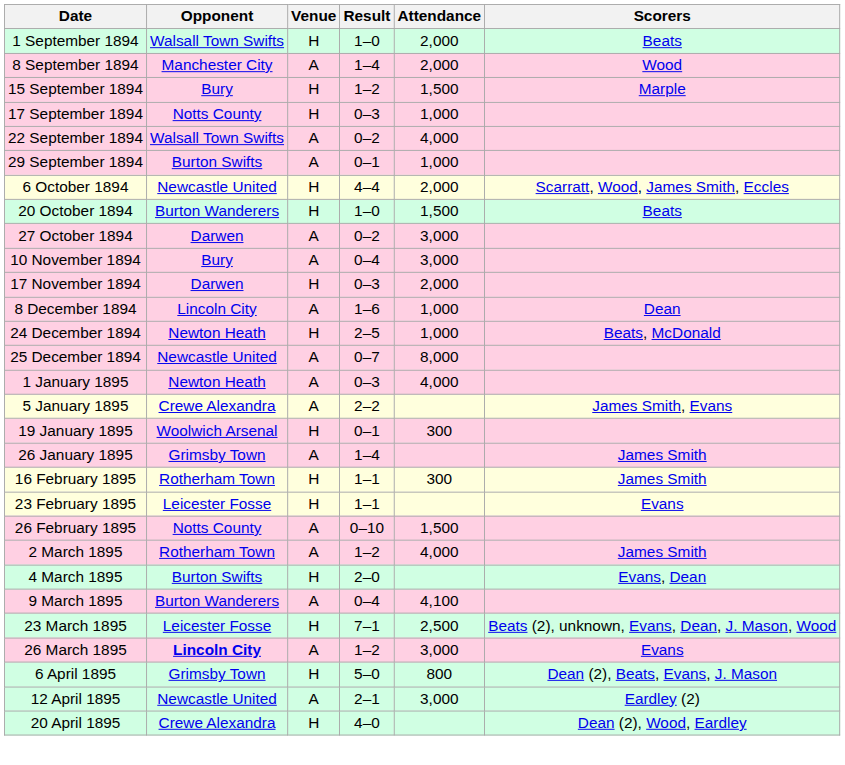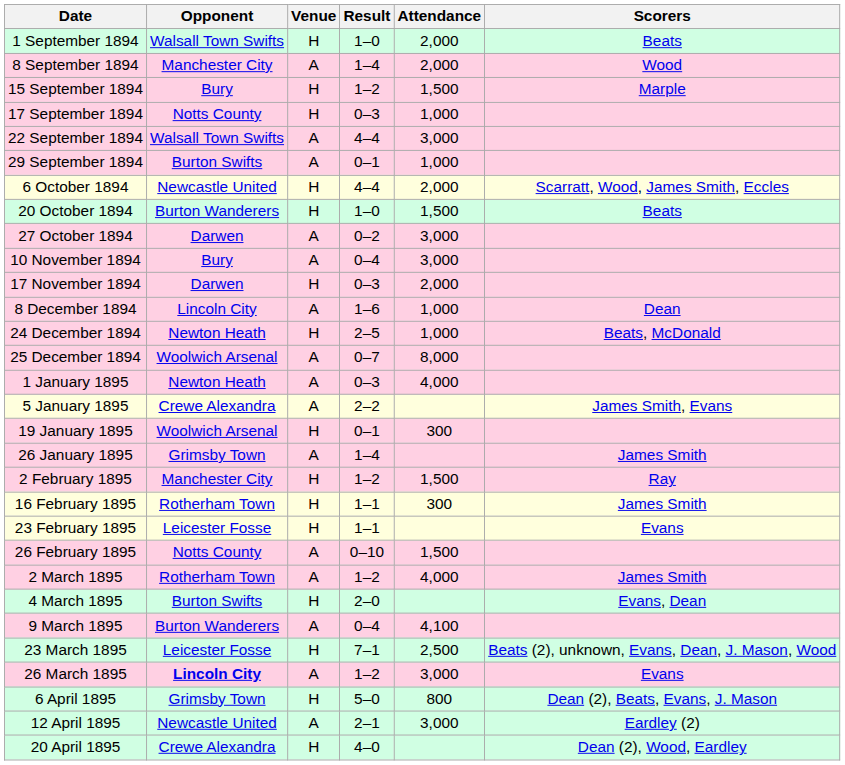(367, 138) 0–2 -> (367, 138) 4–4
(439, 138) 4,000 -> (439, 138) 3,000
(217, 357) Newcastle United -> (217, 357) Woolwich Arsenal
+ row: (75, 479)
